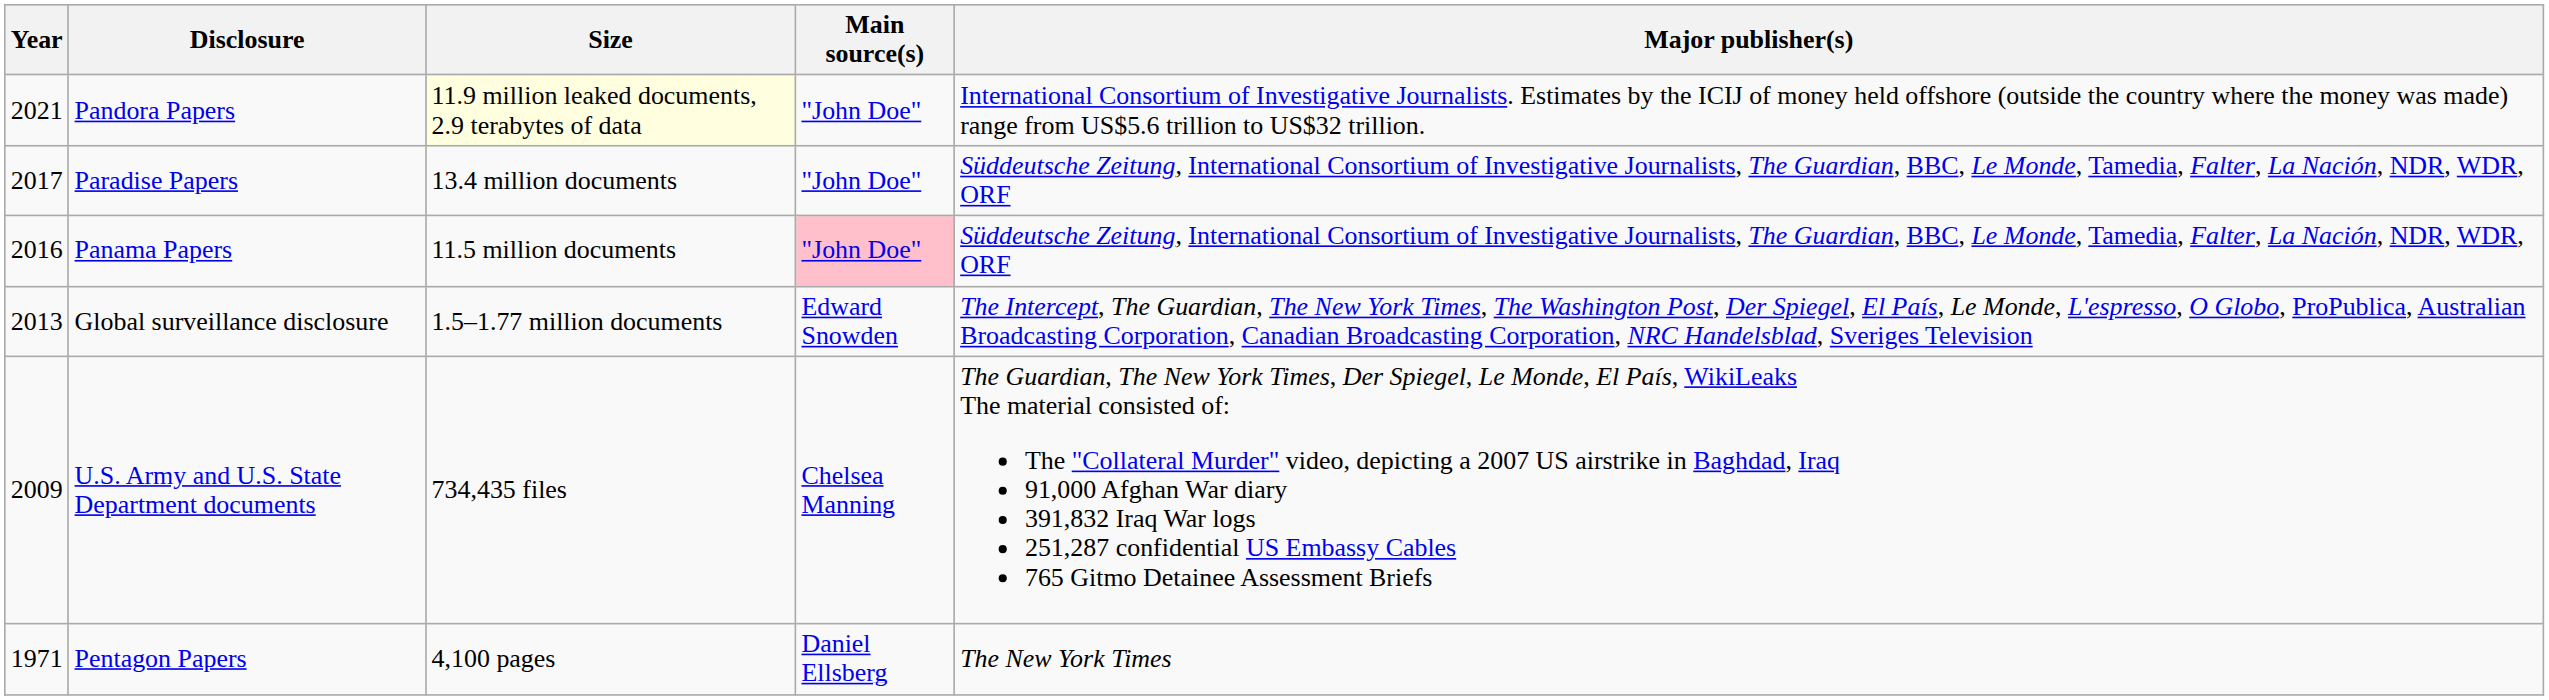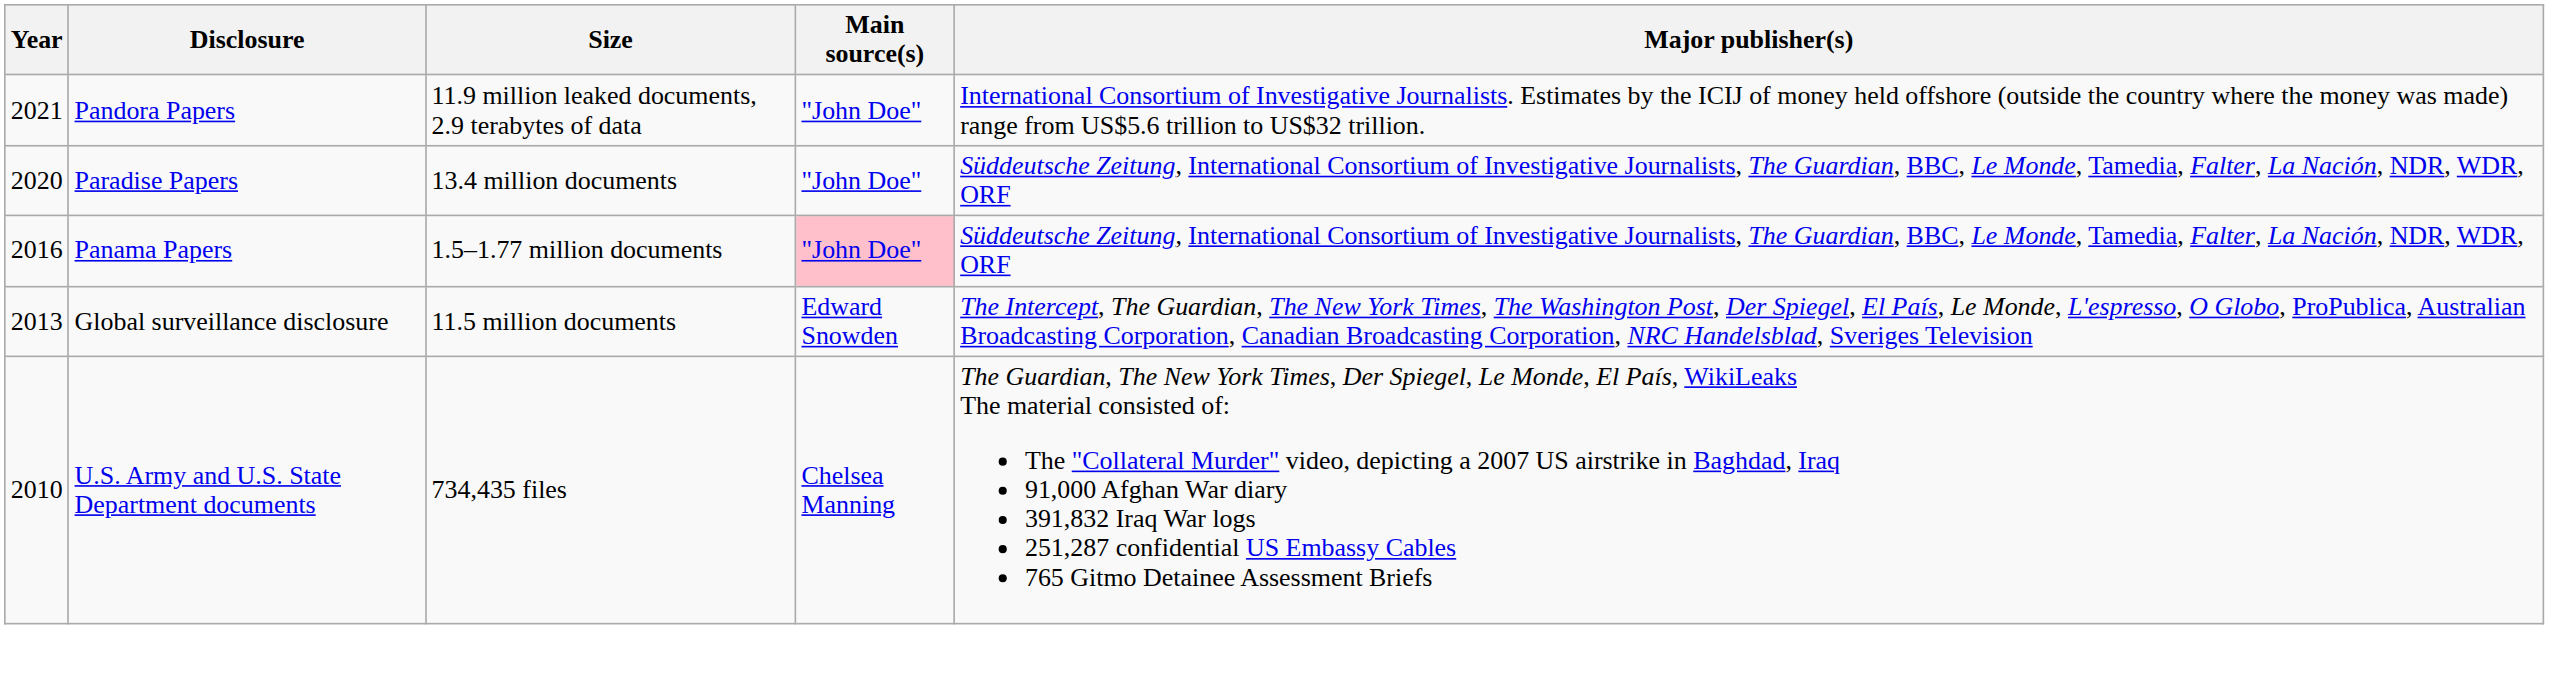(594, 109) lightyellow background -> (594, 109) no background
(37, 180) 2017 -> (37, 180) 2020
(554, 250) 11.5 million documents -> (577, 250) 1.5–1.77 million documents
(577, 320) 1.5–1.77 million documents -> (554, 320) 11.5 million documents
(37, 489) 2009 -> (37, 489) 2010
- row: (161, 658)
